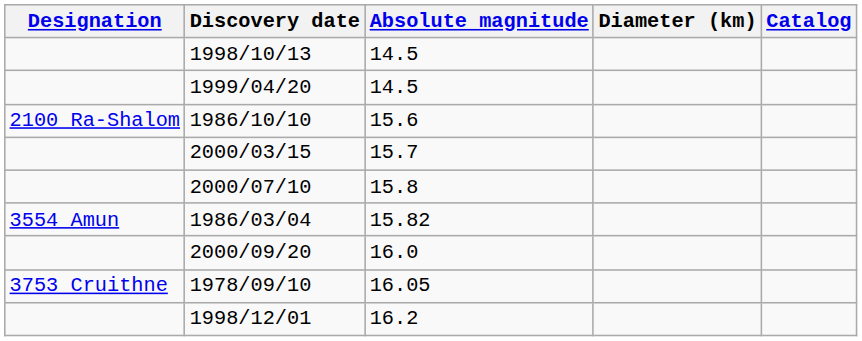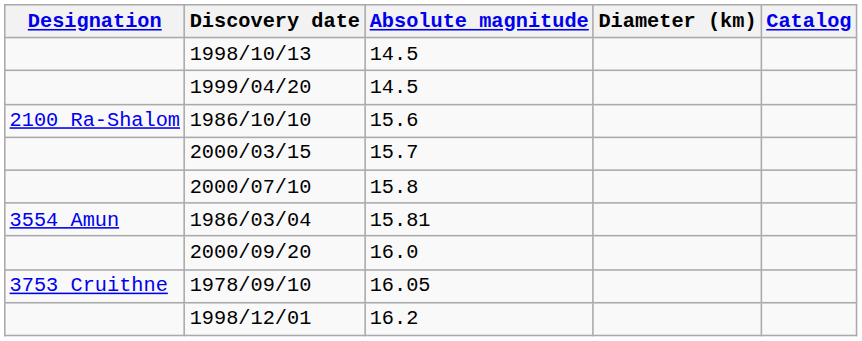(400, 220) 15.82 -> (400, 220) 15.81
